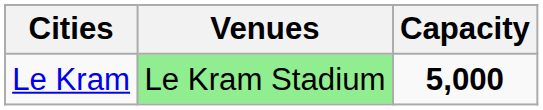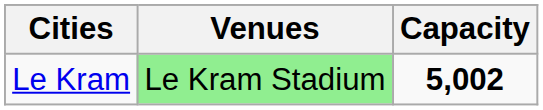(465, 78) 5,000 -> (465, 78) 5,002
